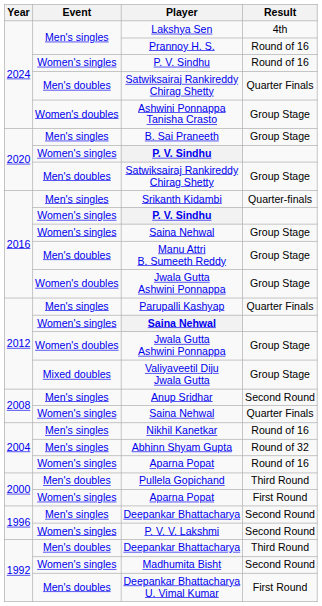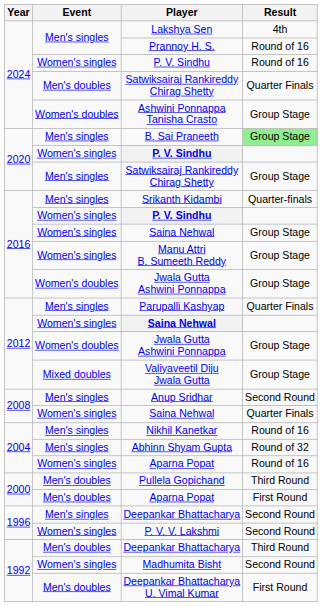(280, 137) no background -> (280, 137) lightgreen background
(77, 176) Men's doubles -> (77, 176) Men's singles
(77, 255) Men's doubles -> (77, 255) Women's singles
(77, 497) Women's singles -> (77, 497) Men's doubles
